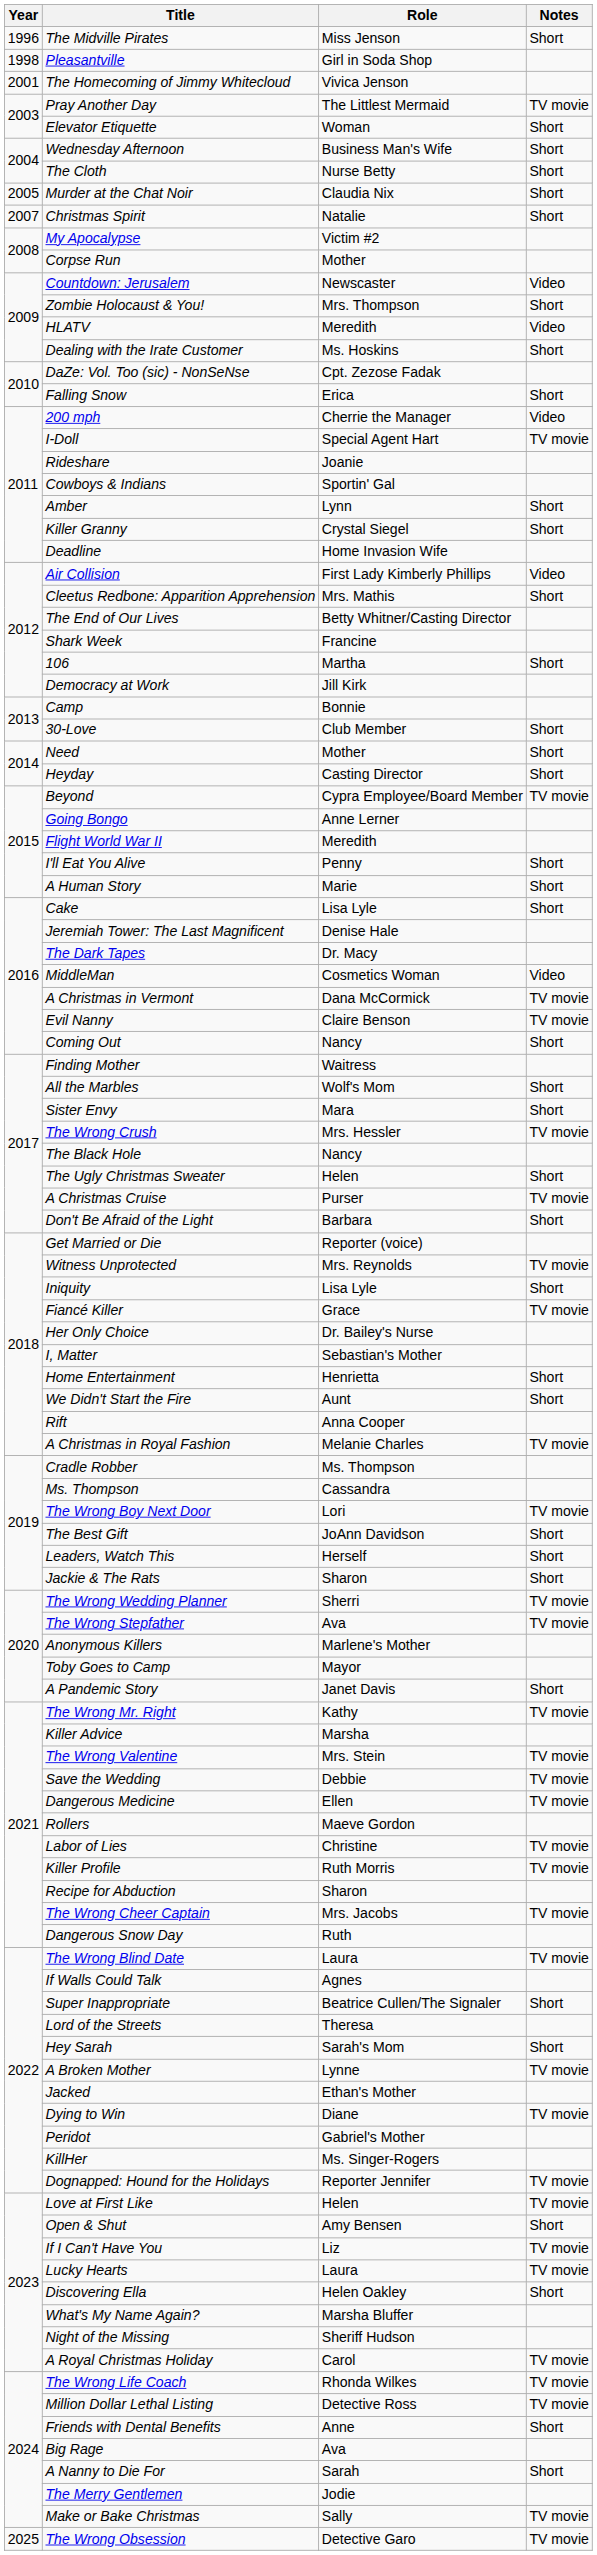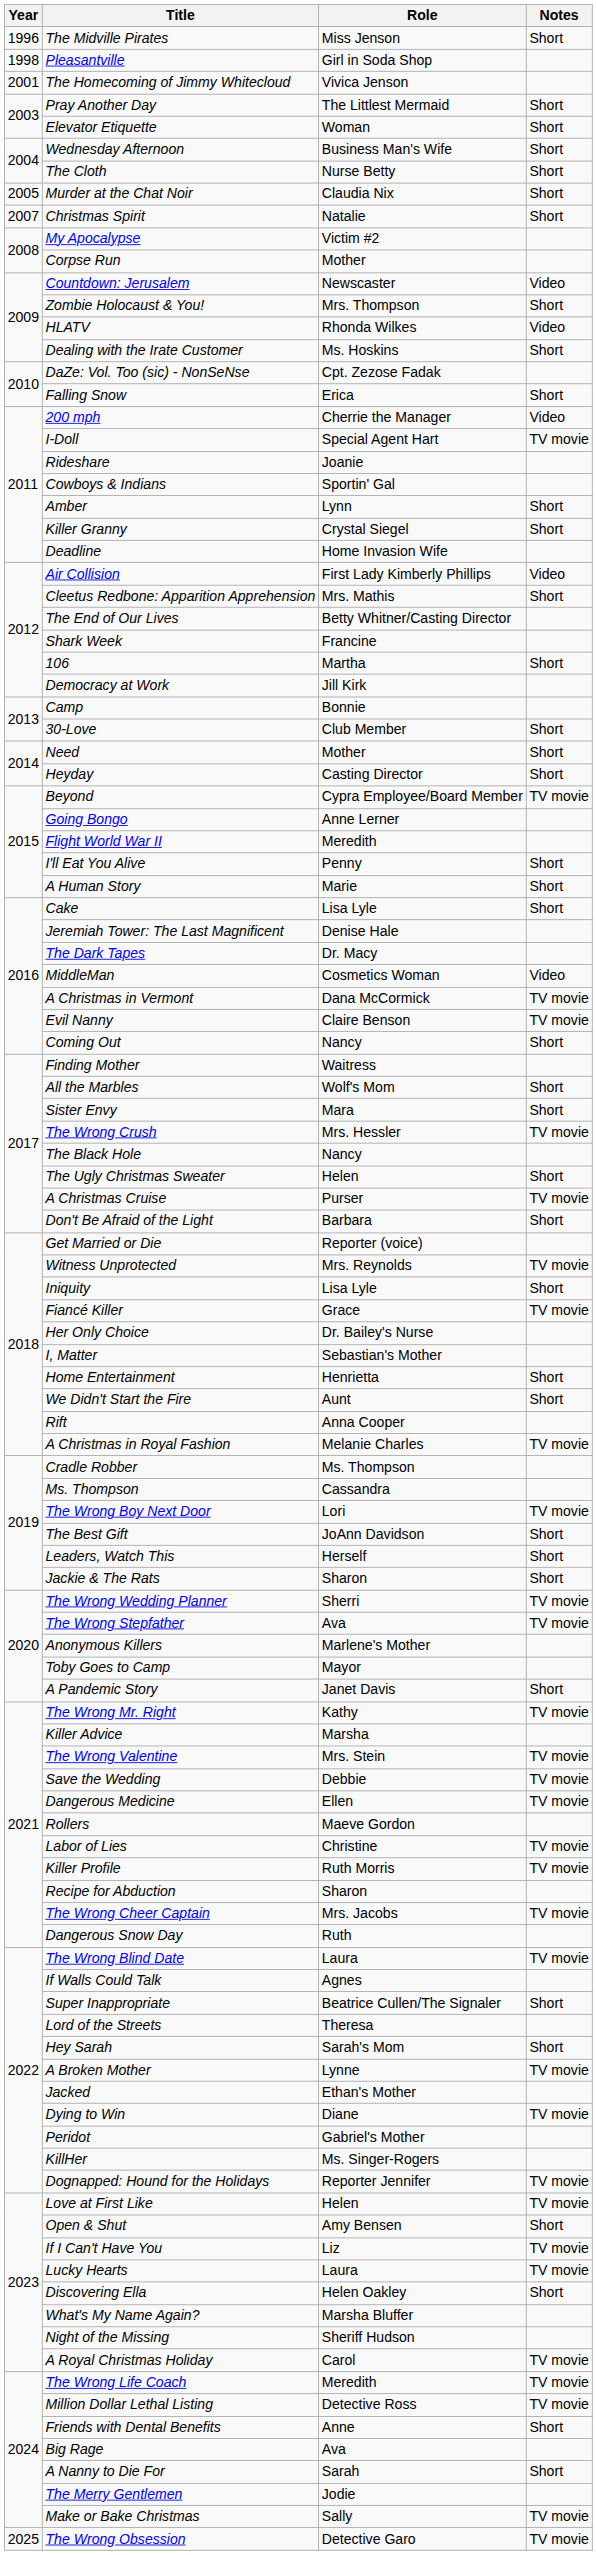(559, 104) TV movie -> (546, 104) Short
(349, 328) Meredith -> (369, 328) Rhonda Wilkes
(369, 2382) Rhonda Wilkes -> (349, 2382) Meredith
